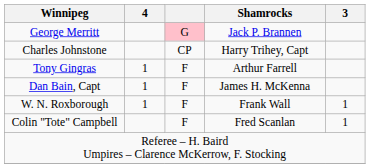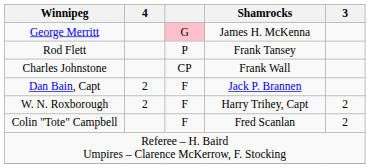(265, 31) Jack P. Brannen -> (265, 31) James H. McKenna
+ row: (65, 50)
(265, 50) Harry Trihey, Capt -> (265, 68) Frank Wall
- row: (65, 68)
(145, 86) 1 -> (145, 86) 2
(265, 86) James H. McKenna -> (265, 86) Jack P. Brannen
(145, 104) 1 -> (145, 104) 2
(265, 104) Frank Wall -> (265, 104) Harry Trihey, Capt
(345, 104) 1 -> (345, 104) 2
(345, 123) 1 -> (345, 123) 2
